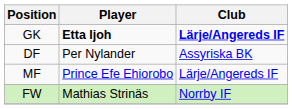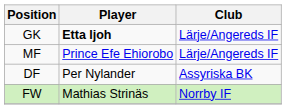(232, 34) bold -> (229, 34) normal
rows swapped: (32, 54) <-> (32, 74)
